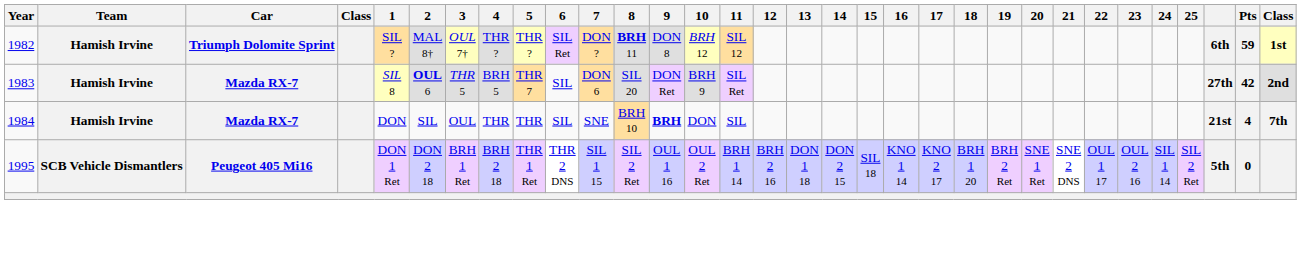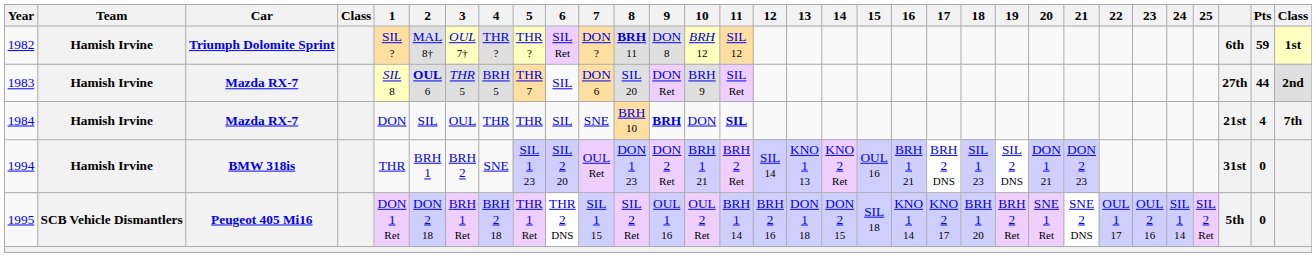(1248, 82) 42 -> (1263, 82) 44
(736, 120) normal -> (736, 120) bold
+ row: (21, 165)
